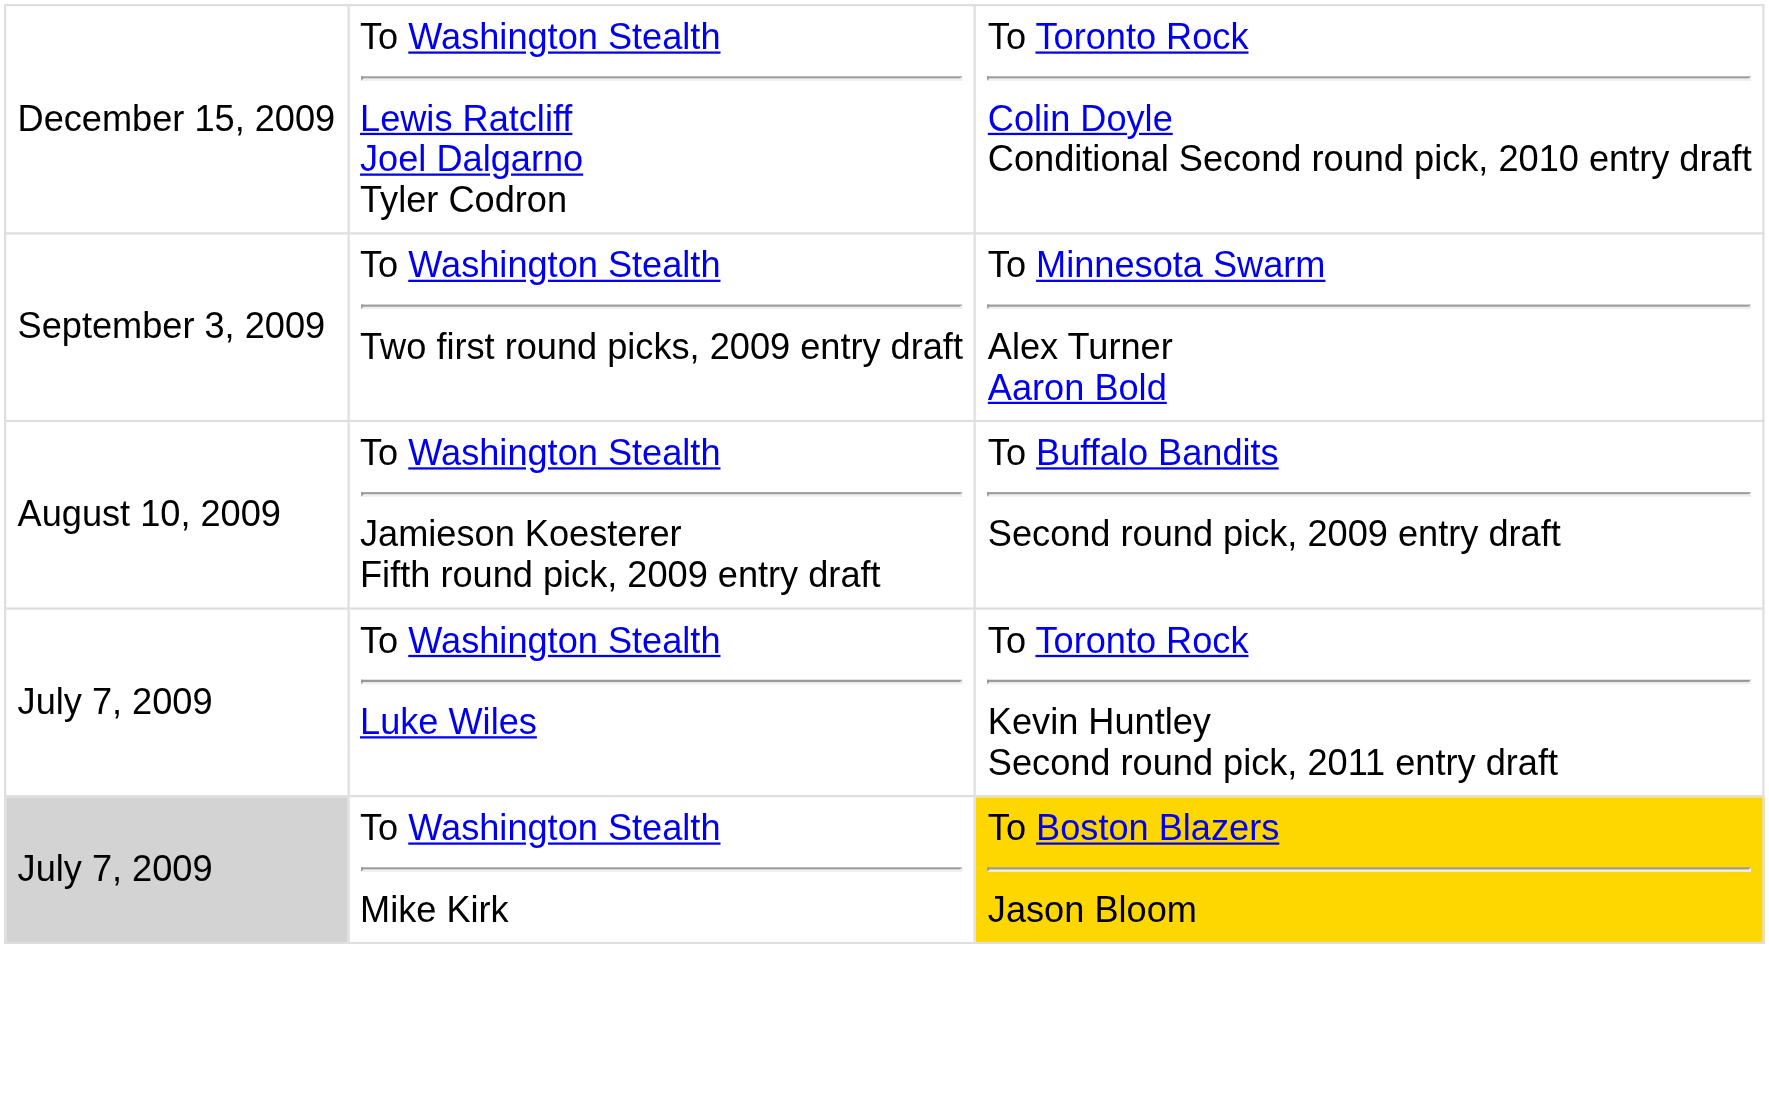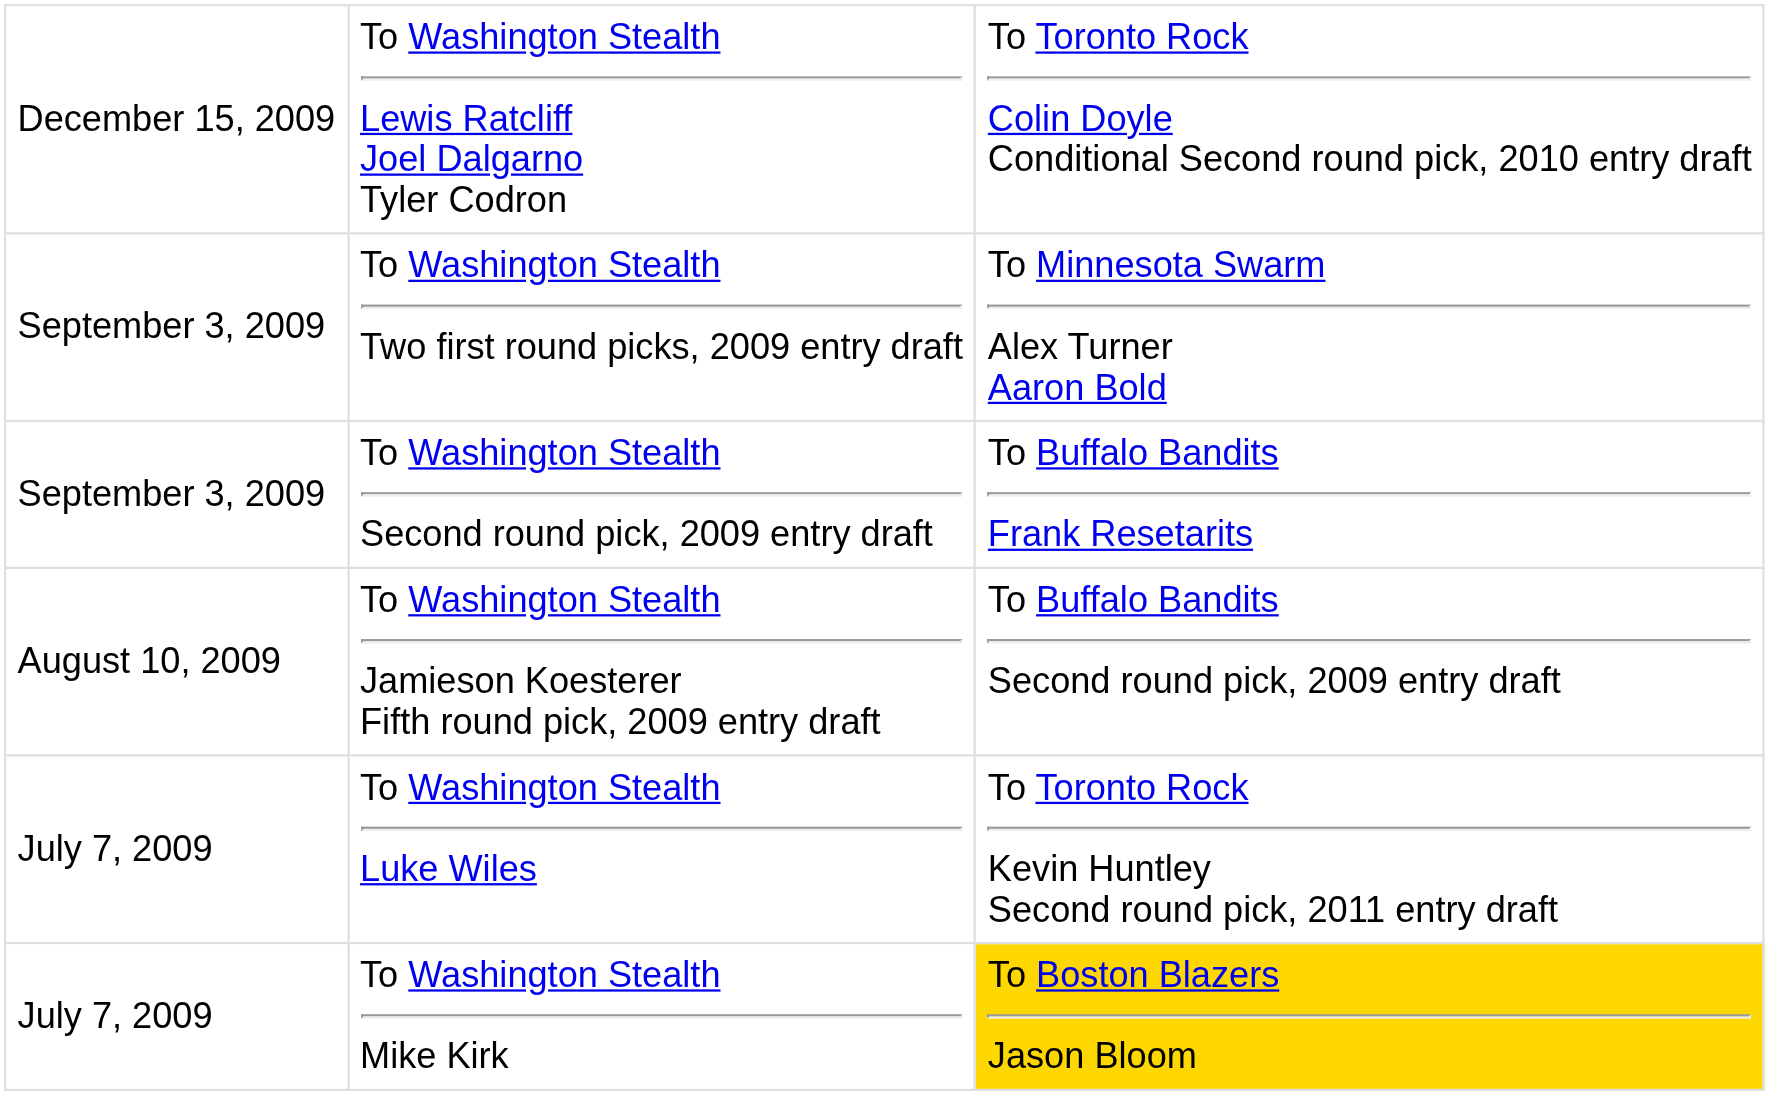+ row: (662, 493)
(115, 868) lightgrey background -> (115, 1015) no background
